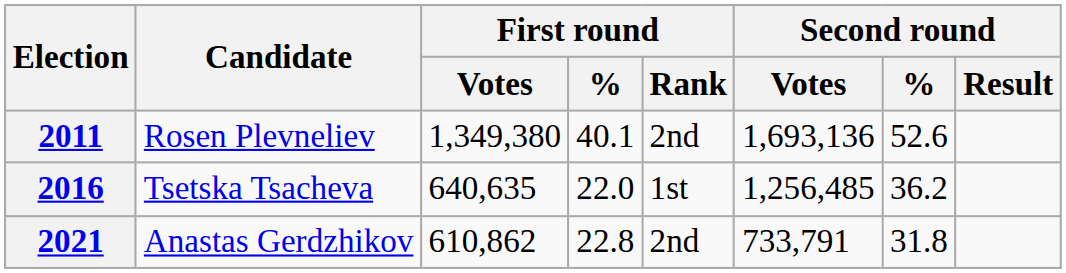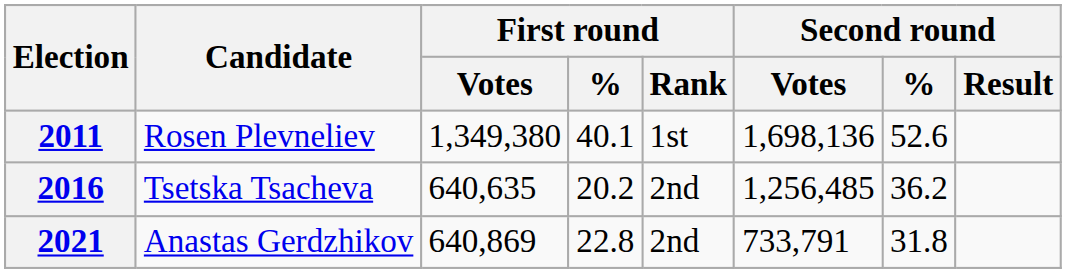(674, 135) 2nd -> (669, 135) 1st
(808, 135) 1,693,136 -> (808, 135) 1,698,136
(605, 188) 22.0 -> (605, 188) 20.2
(669, 188) 1st -> (674, 188) 2nd
(482, 240) 610,862 -> (482, 240) 640,869
